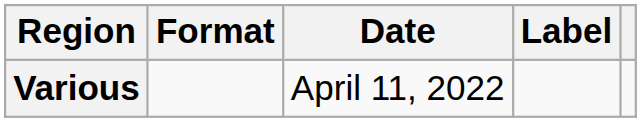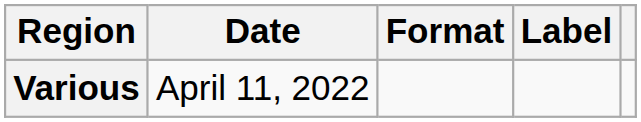columns swapped: (398, 32) <-> (215, 32)
